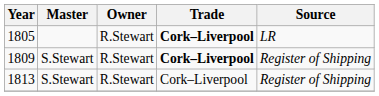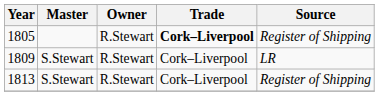(268, 36) LR -> (316, 36) Register of Shipping
(207, 58) bold -> (204, 58) normal
(316, 58) Register of Shipping -> (268, 58) LR
